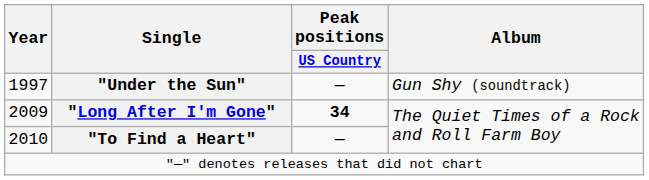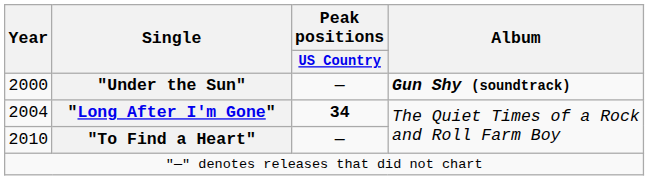(28, 86) 1997 -> (28, 86) 2000
(481, 86) normal -> (481, 86) bold
(28, 113) 2009 -> (28, 113) 2004
